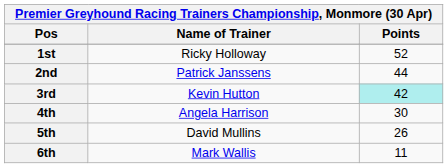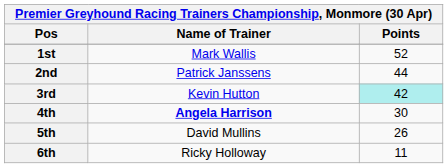(224, 53) Ricky Holloway -> (224, 53) Mark Wallis
(224, 113) normal -> (224, 113) bold
(224, 152) Mark Wallis -> (224, 152) Ricky Holloway
